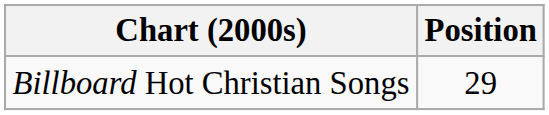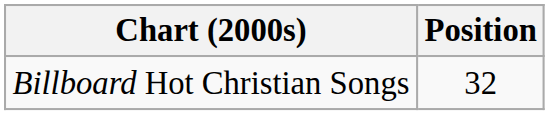(481, 82) 29 -> (481, 82) 32
